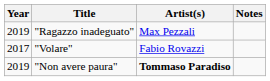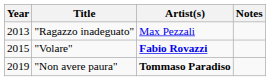(18, 31) 2019 -> (18, 31) 2013
(18, 48) 2017 -> (18, 48) 2015
(172, 48) normal -> (173, 48) bold
